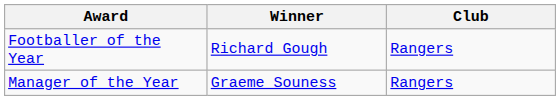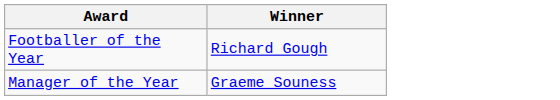- column: (471, 17)
